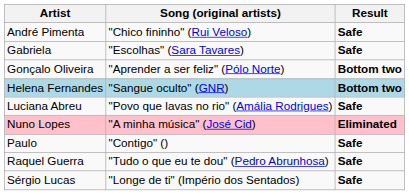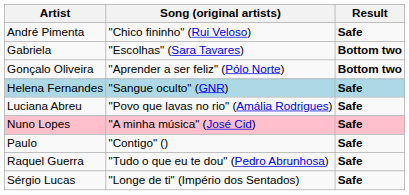(350, 50) Safe -> (370, 50) Bottom two
(370, 87) Bottom two -> (350, 87) Safe
(367, 124) Eliminated -> (350, 124) Safe
